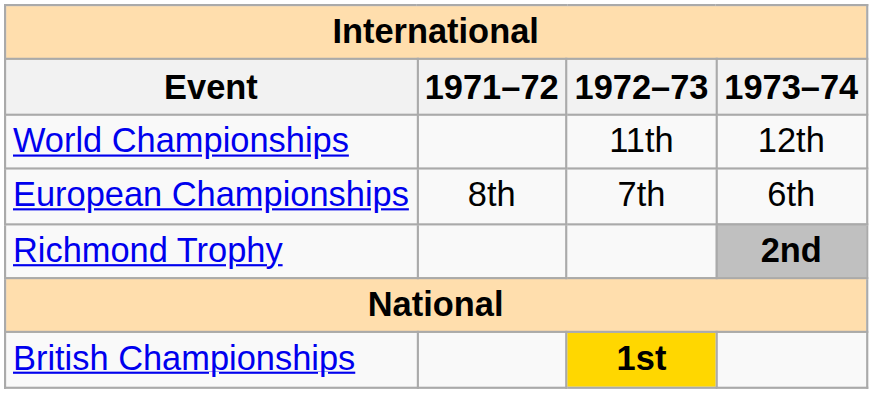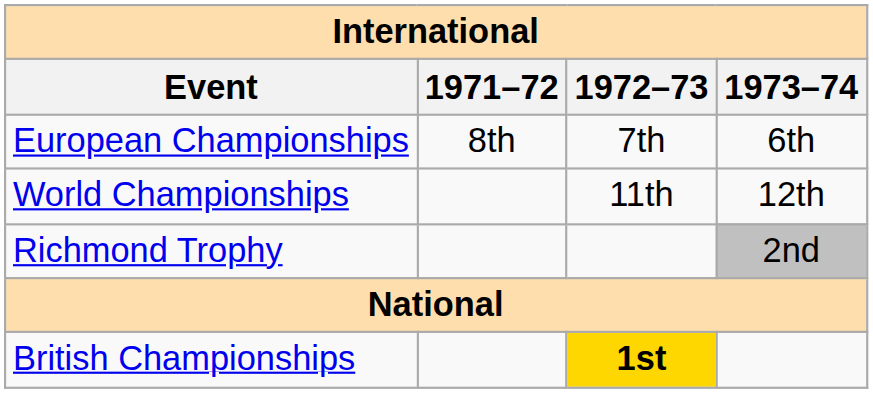rows swapped: (181, 140) <-> (211, 195)
(791, 250) bold -> (791, 250) normal
